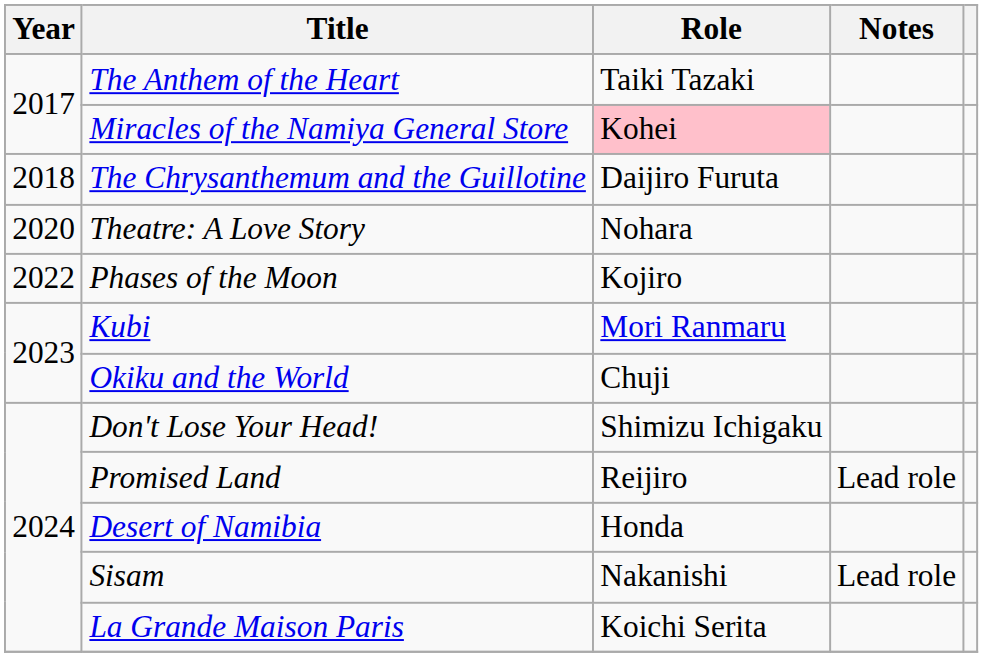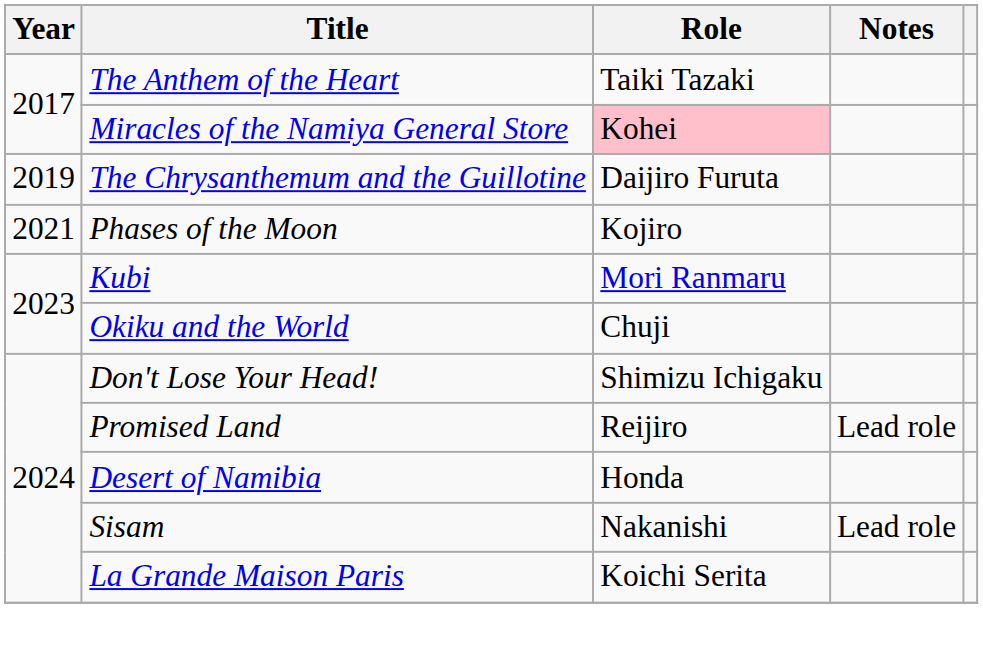(44, 178) 2018 -> (44, 178) 2019
- row: (227, 228)
(44, 278) 2022 -> (44, 228) 2021
